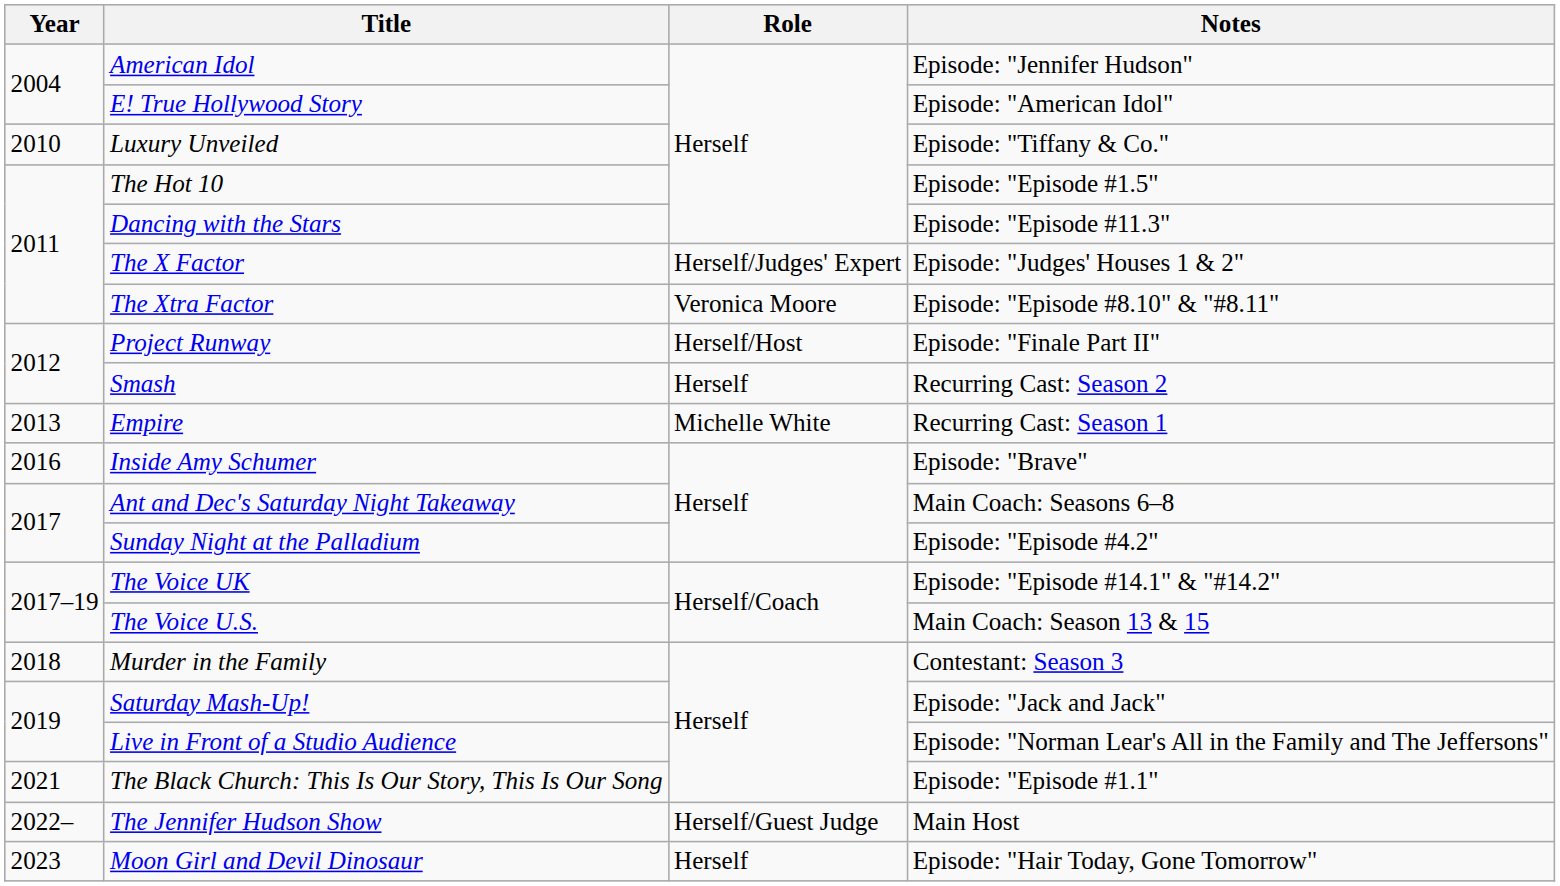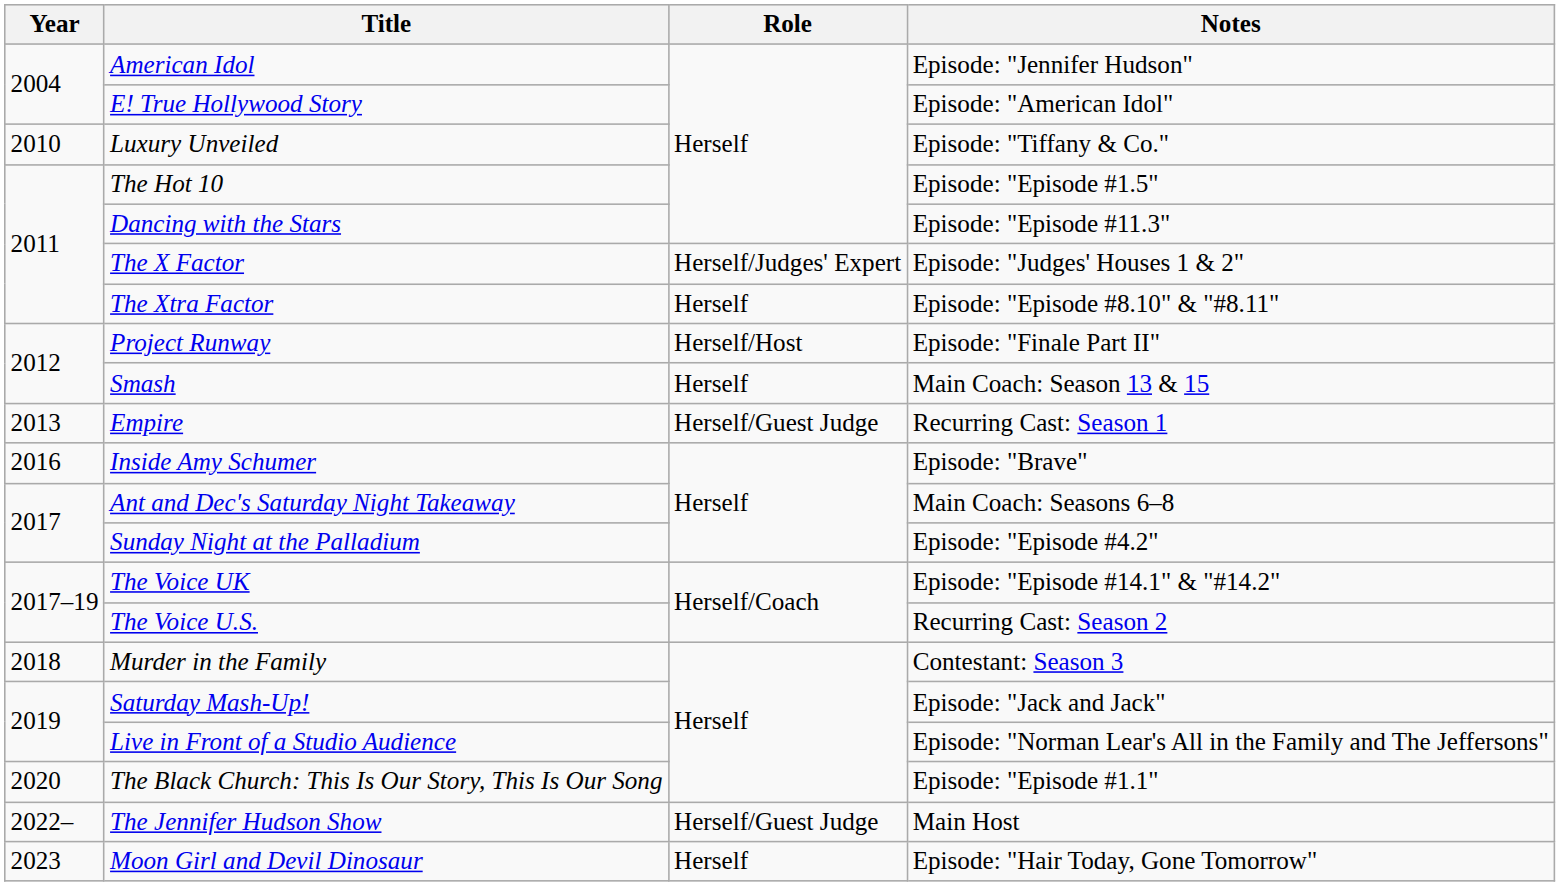(755, 303) Veronica Moore -> (711, 303) Herself
(1040, 382) Recurring Cast: Season 2 -> (1061, 382) Main Coach: Season 13 & 15
(752, 422) Michelle White -> (776, 422) Herself/Guest Judge
(1061, 622) Main Coach: Season 13 & 15 -> (1040, 622) Recurring Cast: Season 2
(36, 781) 2021 -> (36, 781) 2020
